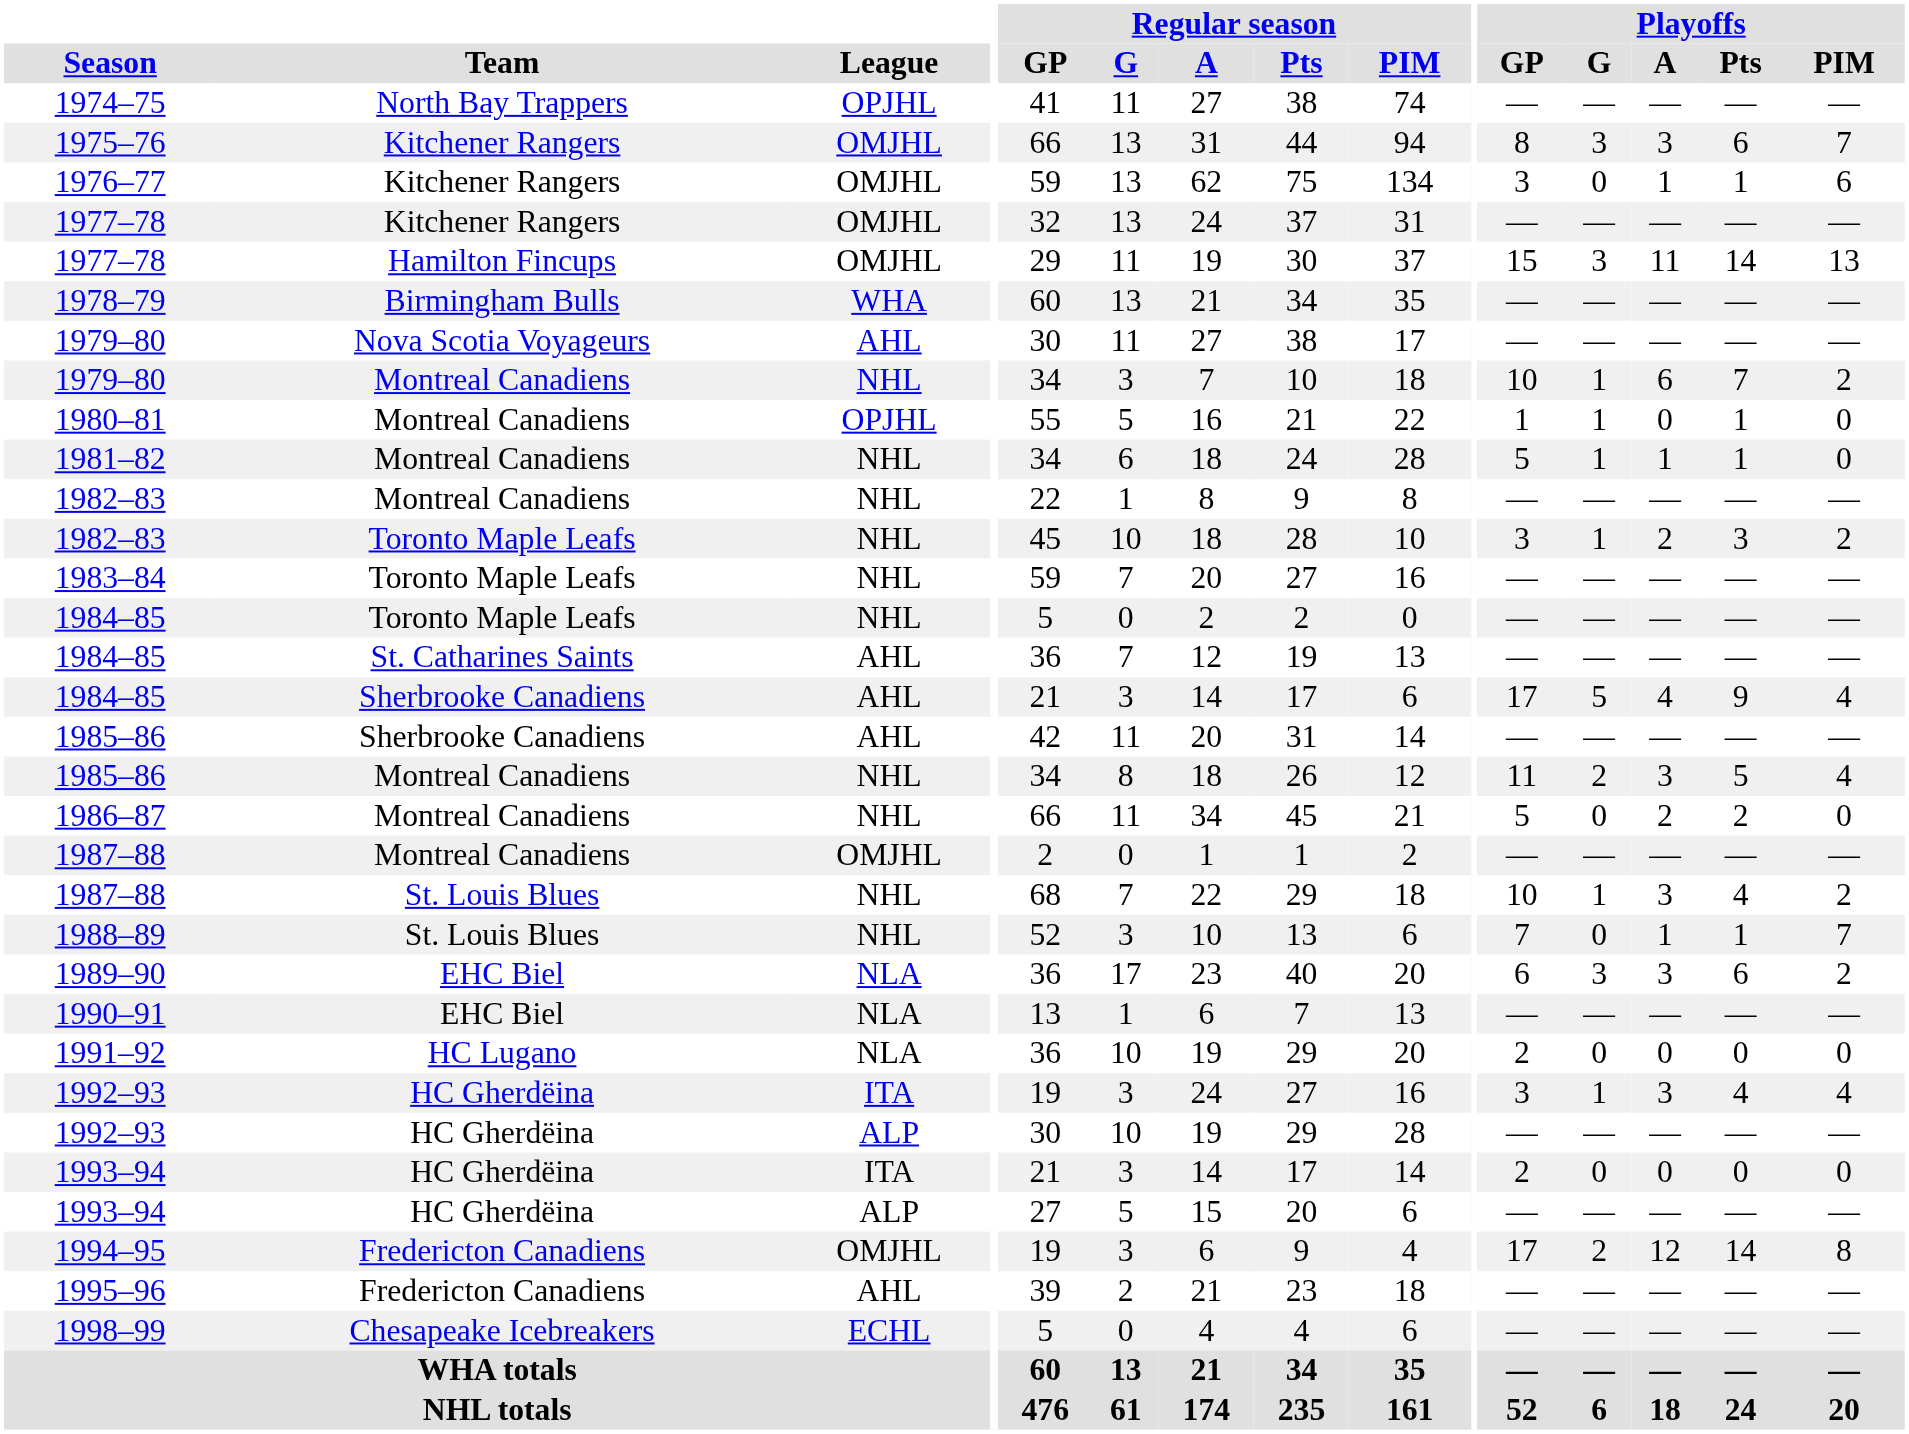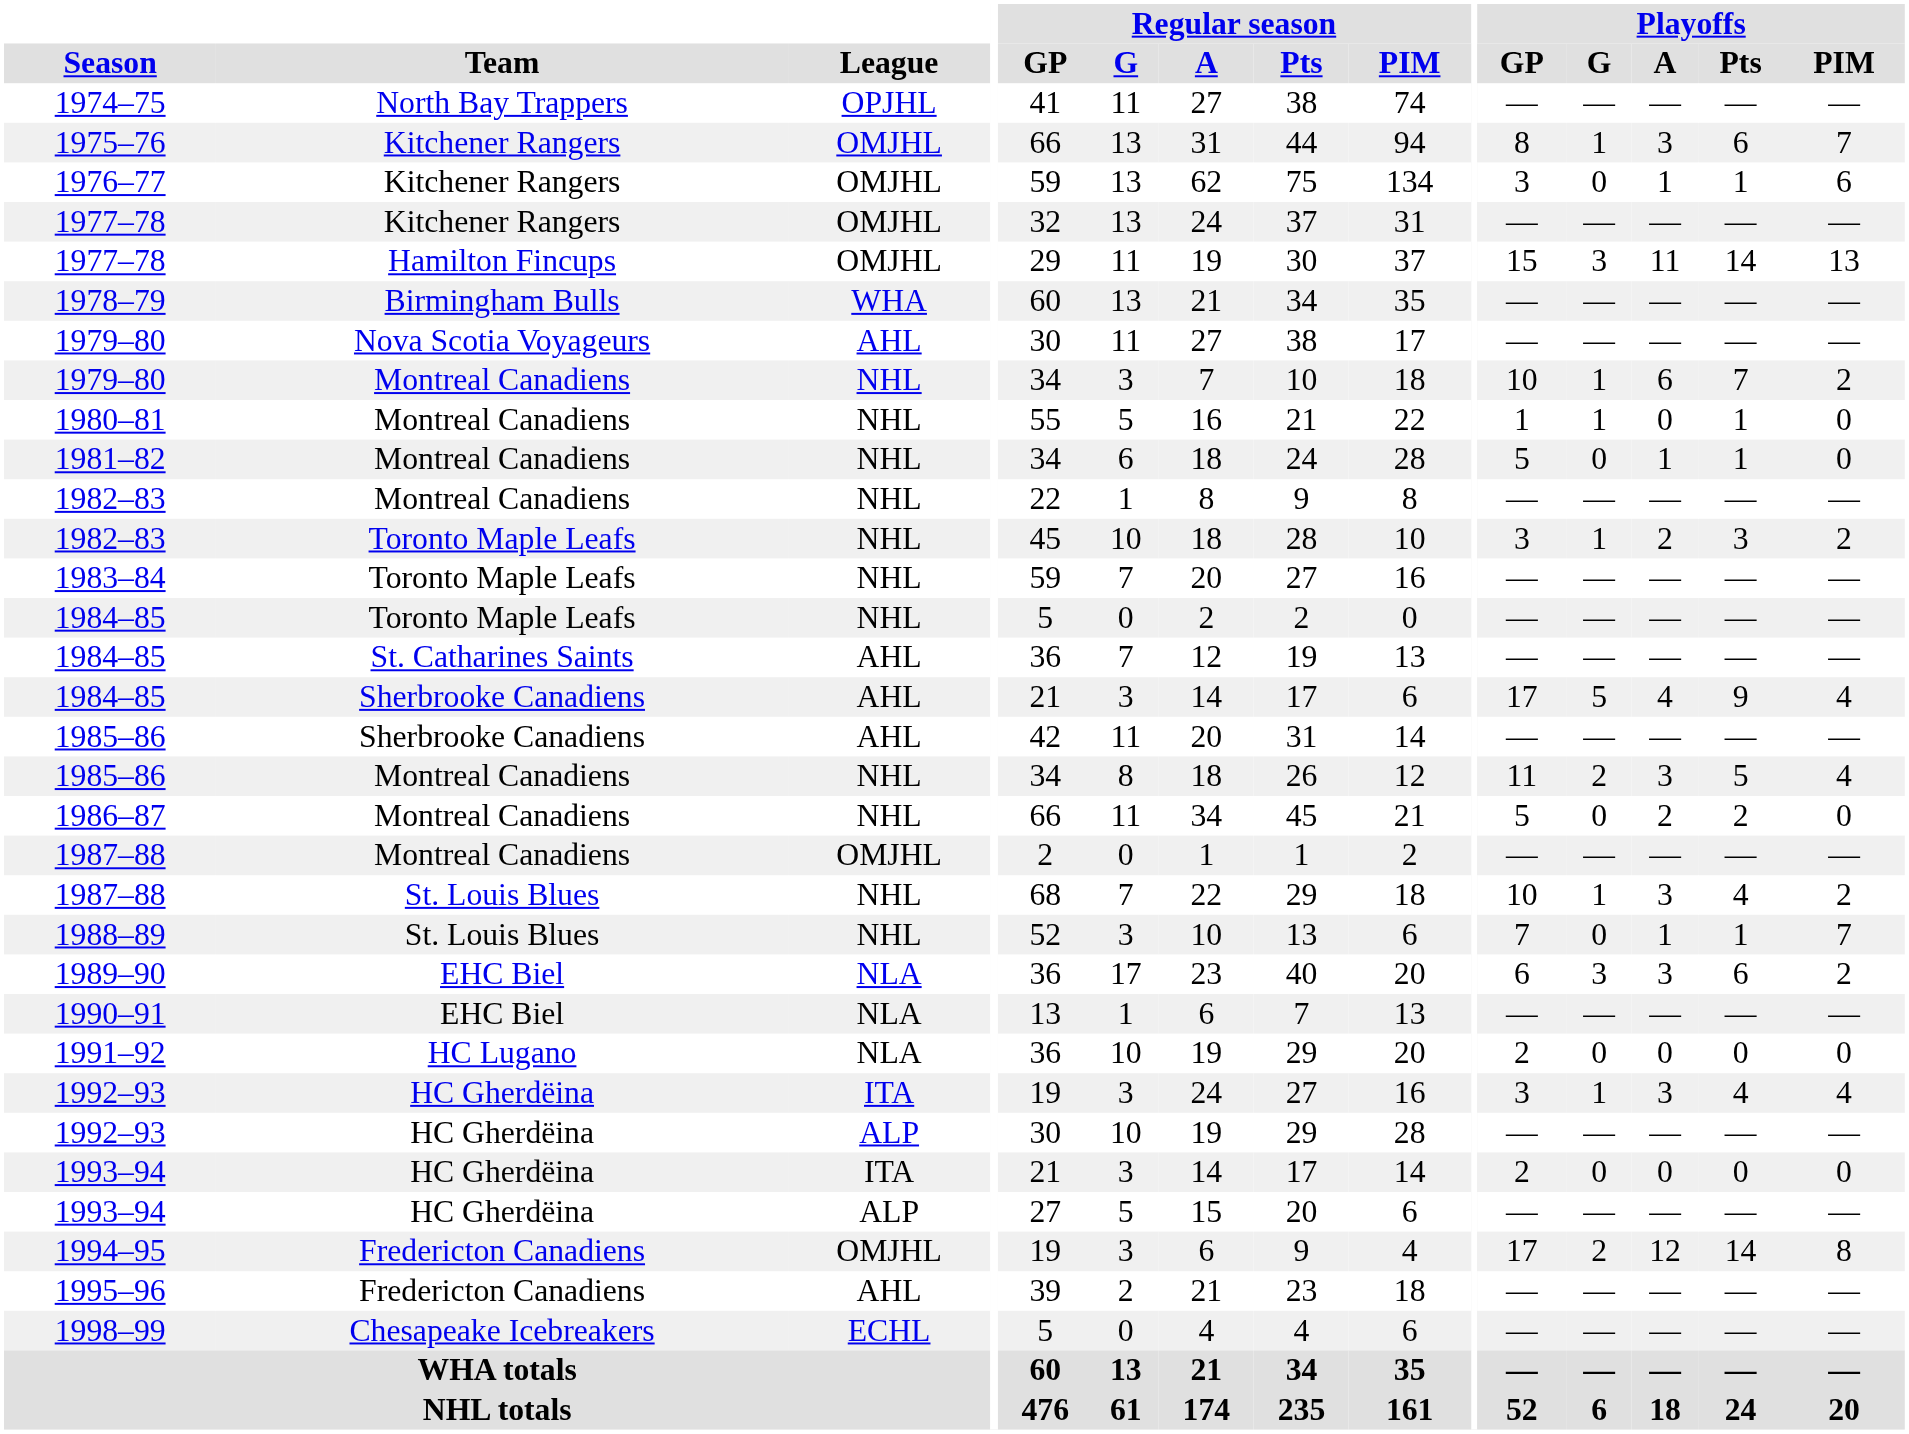(1599, 142) 3 -> (1599, 142) 1
(889, 419) OPJHL -> (889, 419) NHL
(1599, 458) 1 -> (1599, 458) 0
